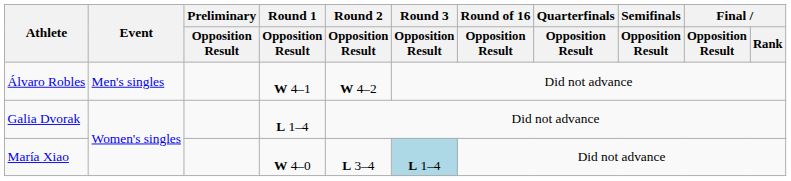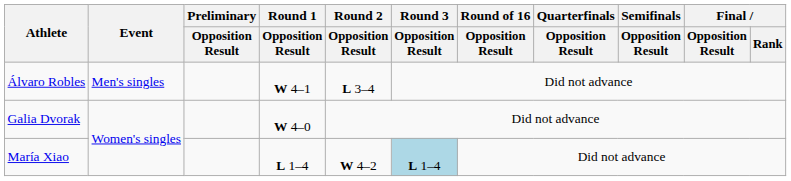(358, 89) W 4–2 -> (358, 89) L 3–4
(292, 127) L 1–4 -> (292, 127) W 4–0
(292, 165) W 4–0 -> (292, 165) L 1–4
(358, 165) L 3–4 -> (358, 165) W 4–2
